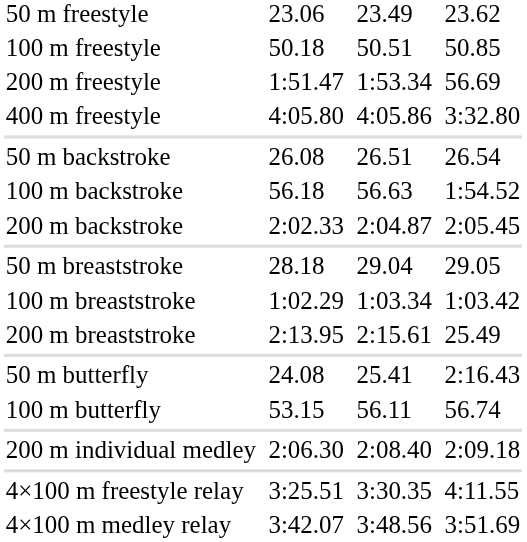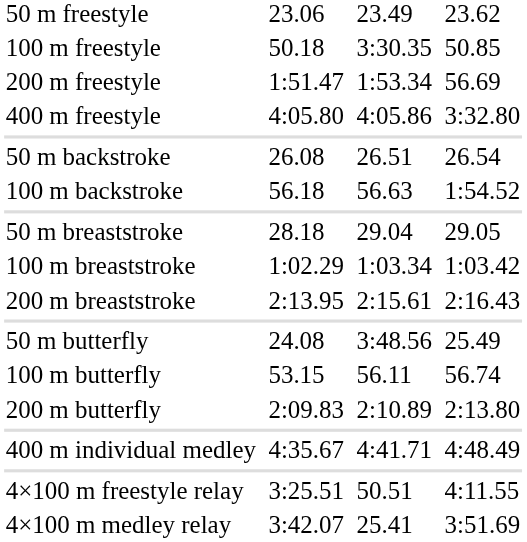(385, 47) 50.51 -> (394, 47) 3:30.35
- row: (94, 225)
(473, 334) 25.49 -> (482, 300) 2:16.43
(385, 375) 25.41 -> (394, 341) 3:48.56
(482, 375) 2:16.43 -> (473, 341) 25.49
+ row: (83, 409)
- row: (131, 450)
+ row: (131, 450)
(394, 490) 3:30.35 -> (385, 490) 50.51
(394, 525) 3:48.56 -> (385, 525) 25.41
